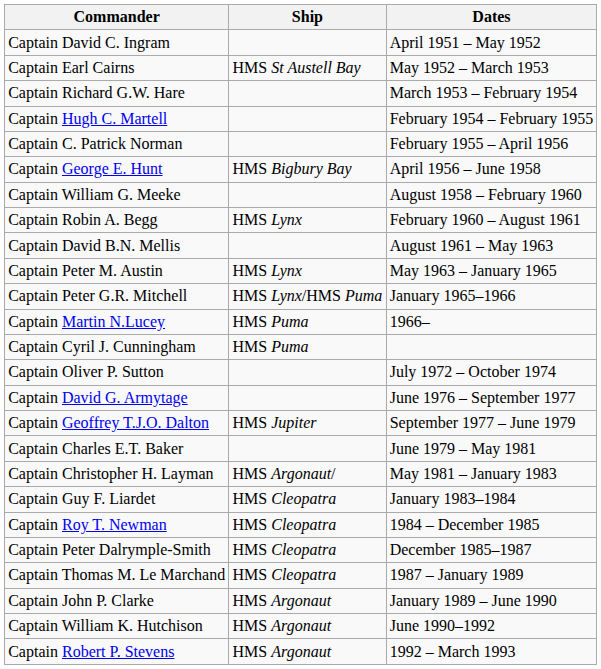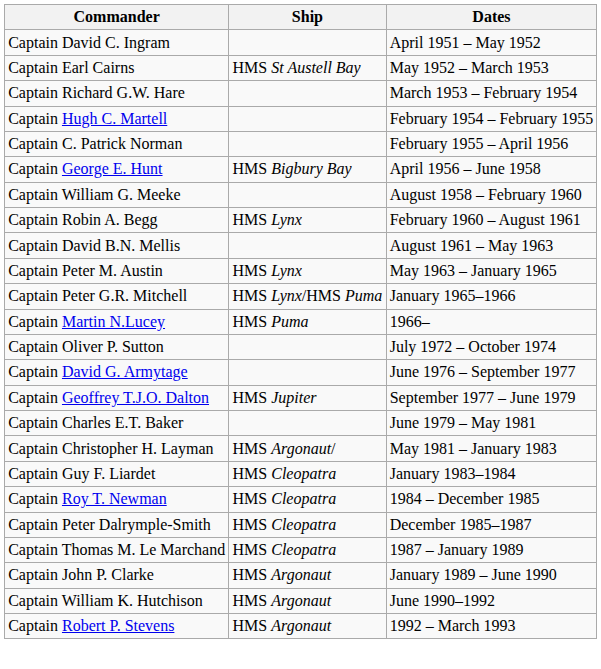- row: (102, 347)
